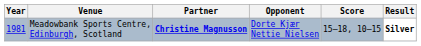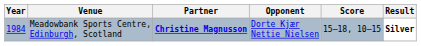(16, 29) 1981 -> (16, 29) 1984
